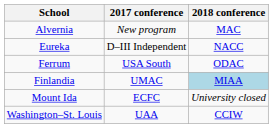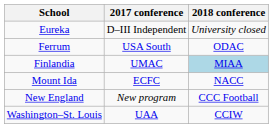- row: (54, 30)
(229, 47) NACC -> (229, 30) University closed
(229, 98) University closed -> (229, 81) NACC
+ row: (54, 98)
